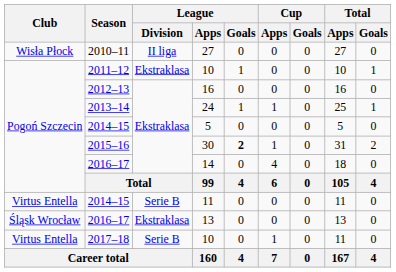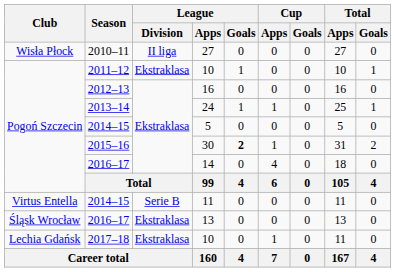(45, 239) Virtus Entella -> (45, 239) Lechia Gdańsk
(162, 239) Serie B -> (162, 239) Ekstraklasa
